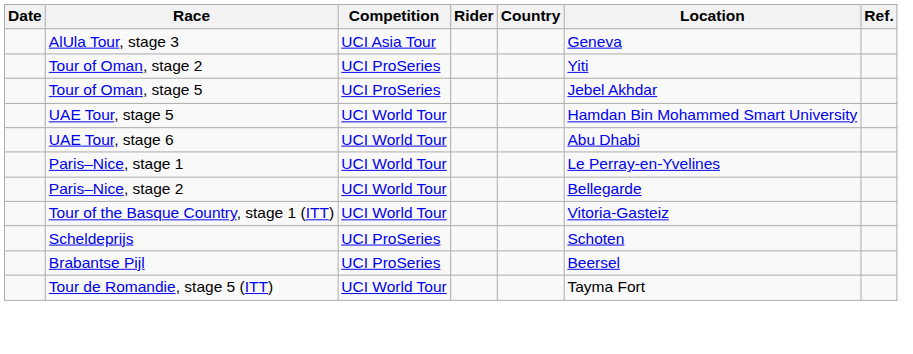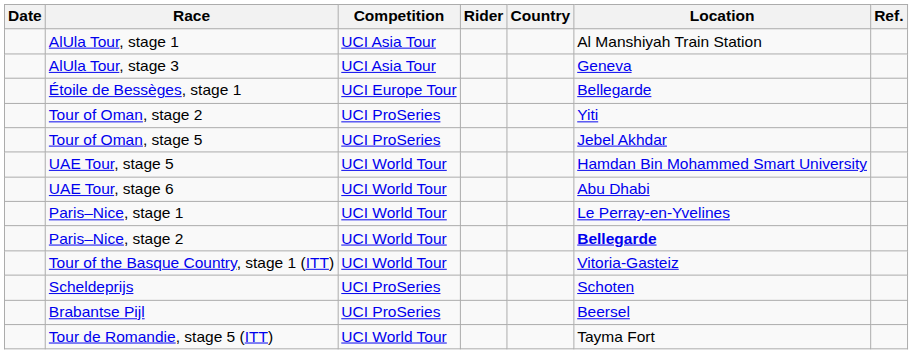+ row: (114, 41)
+ row: (145, 90)
(605, 189) normal -> (617, 238) bold
